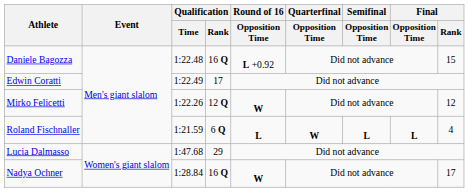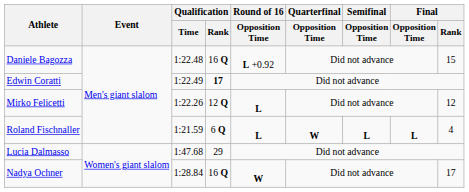(218, 81) normal -> (218, 81) bold
(258, 109) W -> (258, 109) L
